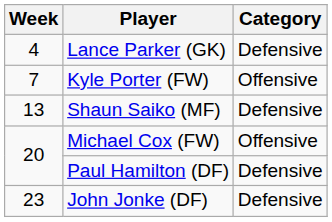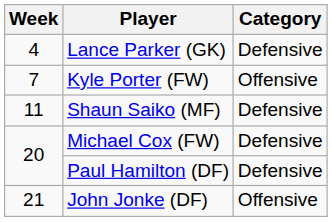(34, 110) 13 -> (34, 110) 11
(278, 140) Offensive -> (280, 140) Defensive
(34, 200) 23 -> (34, 200) 21
(280, 200) Defensive -> (278, 200) Offensive
